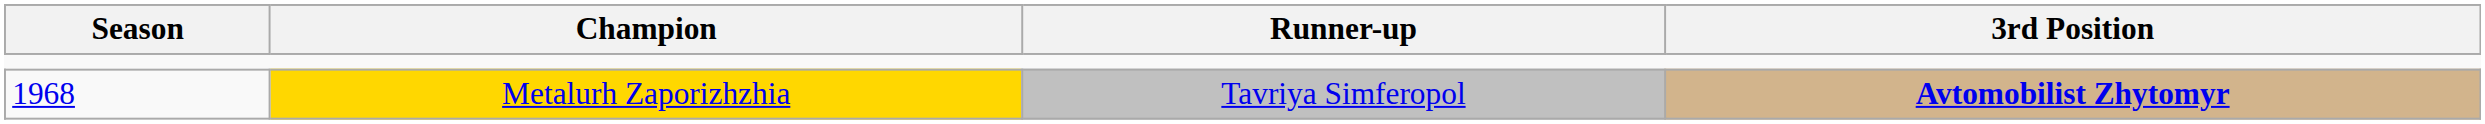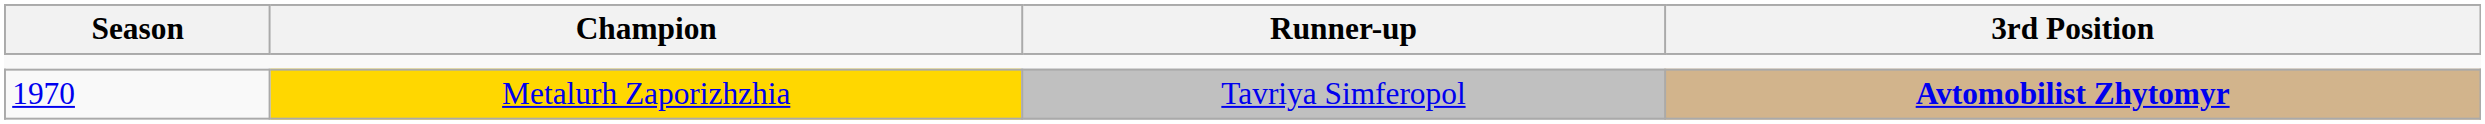(44, 93) 1968 -> (44, 93) 1970
